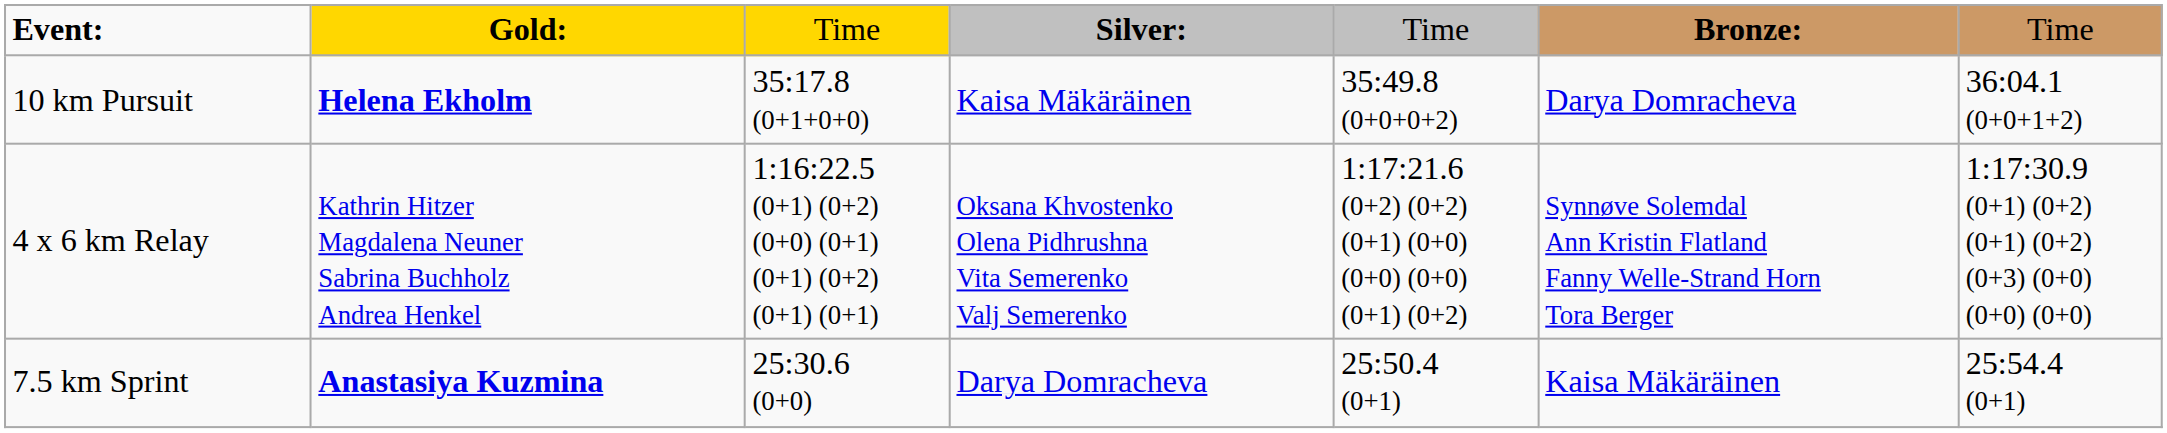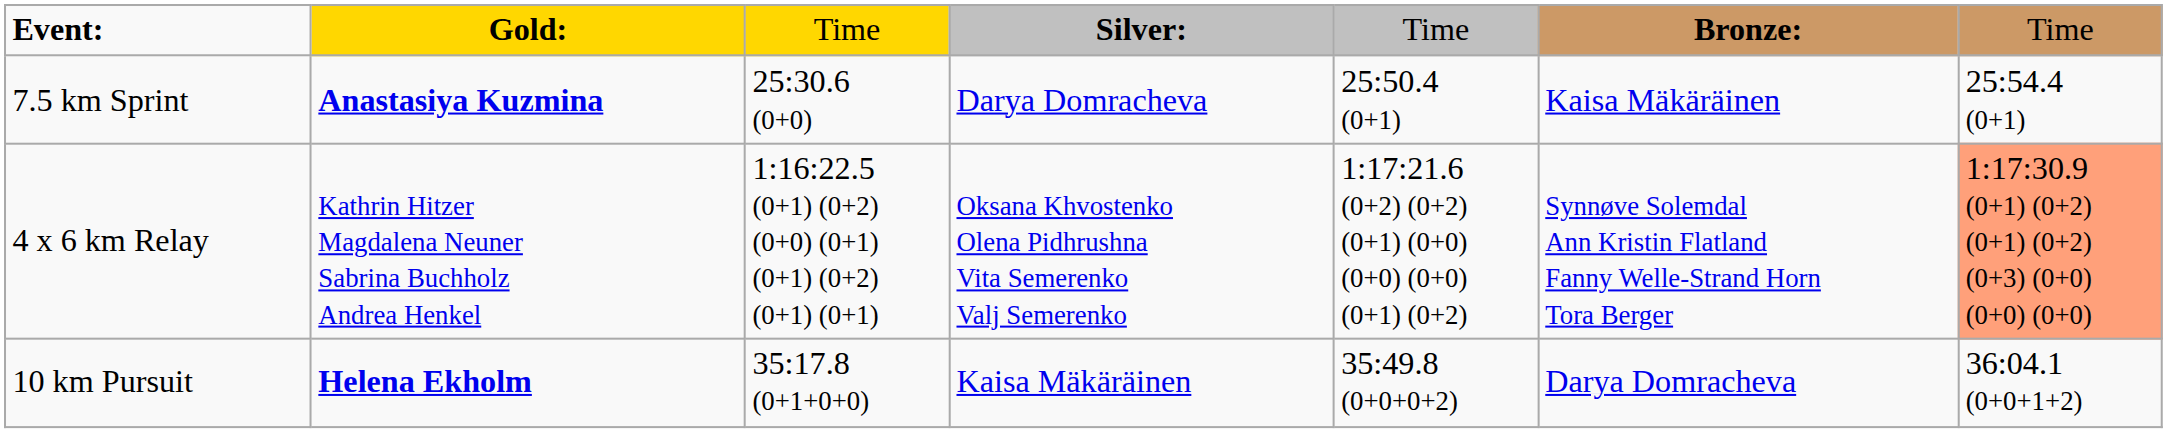rows swapped: (100, 382) <-> (103, 99)
(2029, 240) no background -> (2029, 240) lightsalmon background
